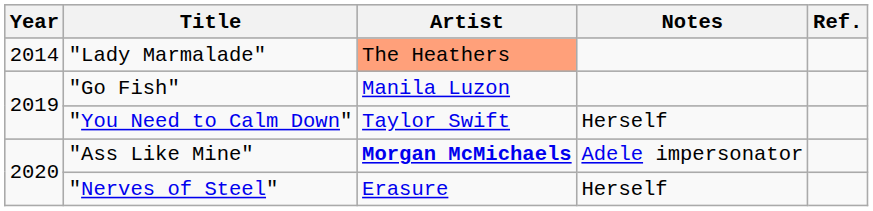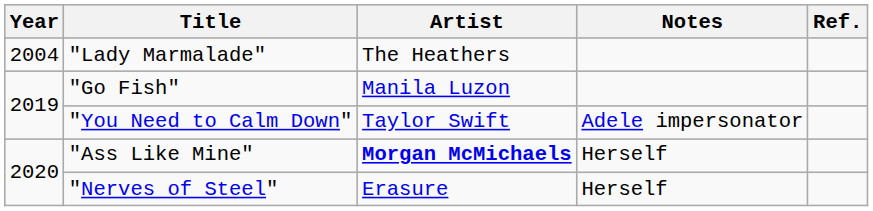(34, 55) 2014 -> (34, 55) 2004
(436, 55) lightsalmon background -> (436, 55) no background
(625, 122) Herself -> (692, 122) Adele impersonator
(692, 155) Adele impersonator -> (625, 155) Herself
